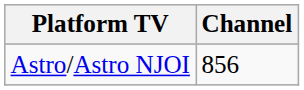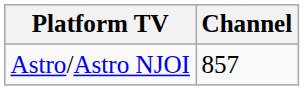(220, 64) 856 -> (220, 64) 857
